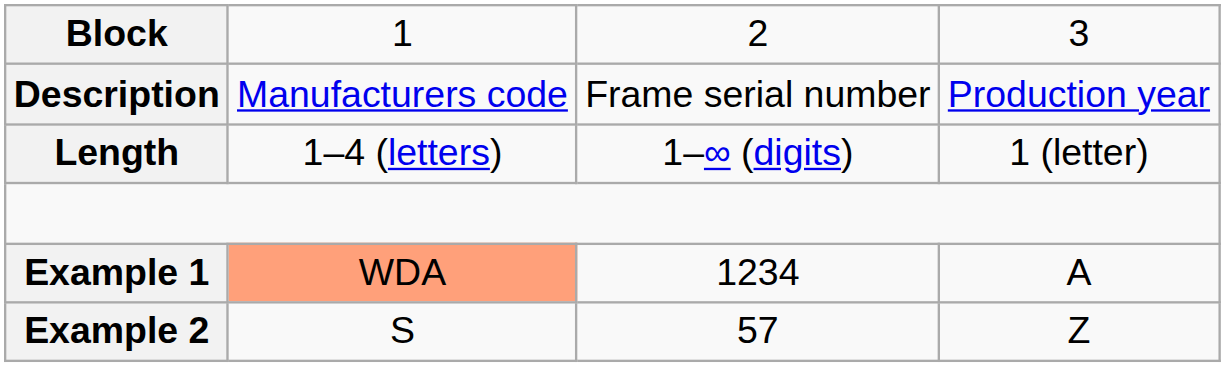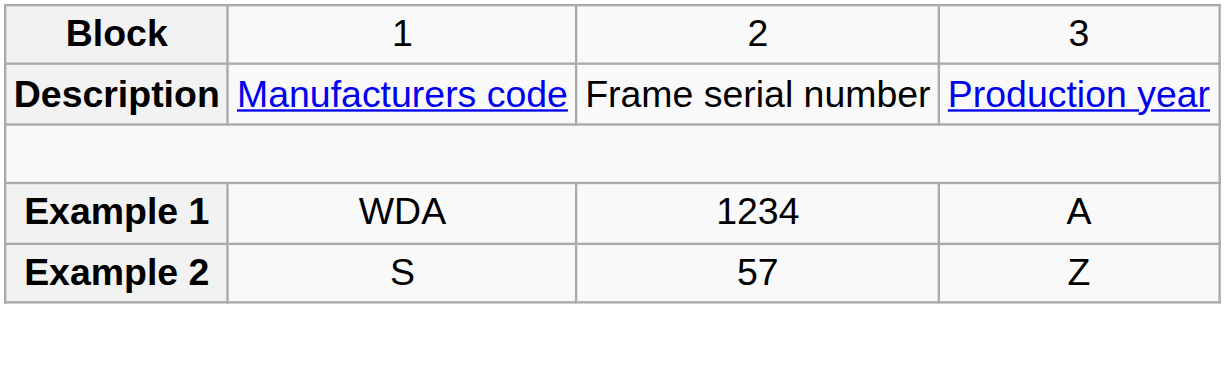- row: (117, 152)
(402, 271) lightsalmon background -> (402, 212) no background
